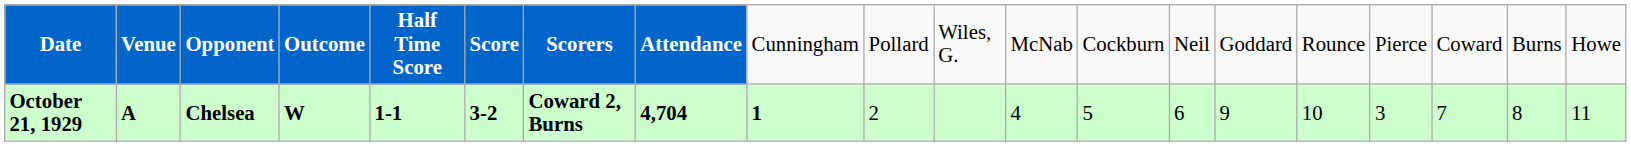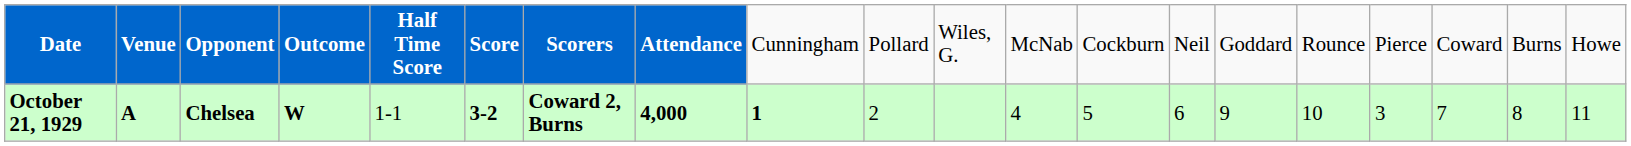(388, 112) bold -> (388, 112) normal
(664, 112) 4,704 -> (664, 112) 4,000
